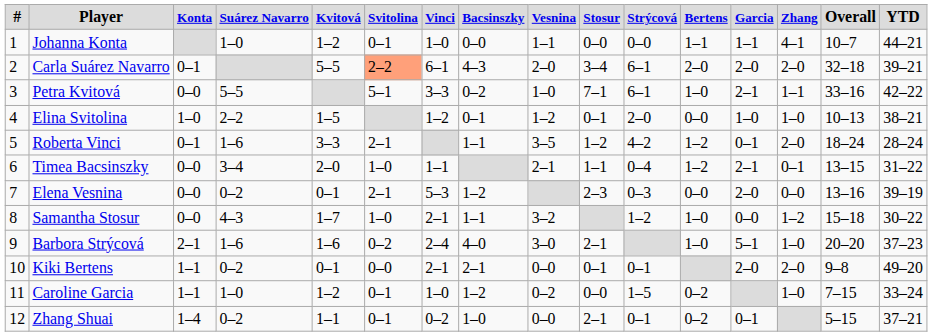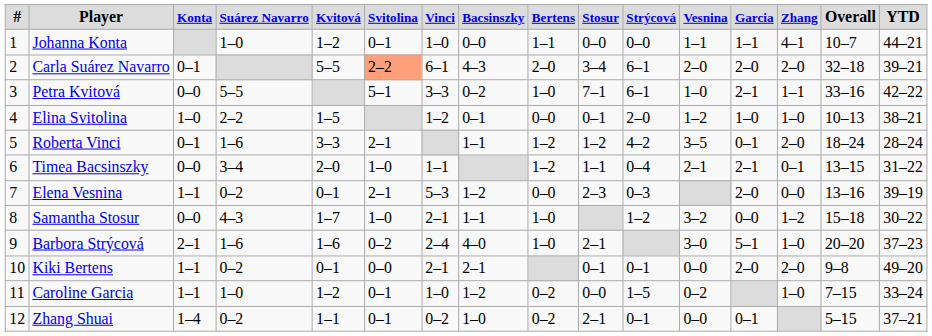columns swapped: (554, 18) <-> (706, 18)
(189, 192) 0–0 -> (189, 192) 1–1
